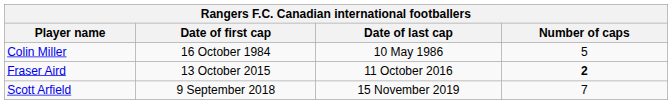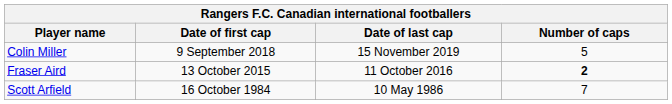(226, 52) 16 October 1984 -> (226, 52) 9 September 2018
(408, 52) 10 May 1986 -> (408, 52) 15 November 2019
(226, 90) 9 September 2018 -> (226, 90) 16 October 1984
(408, 90) 15 November 2019 -> (408, 90) 10 May 1986
